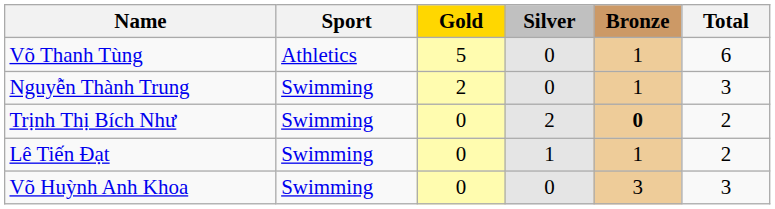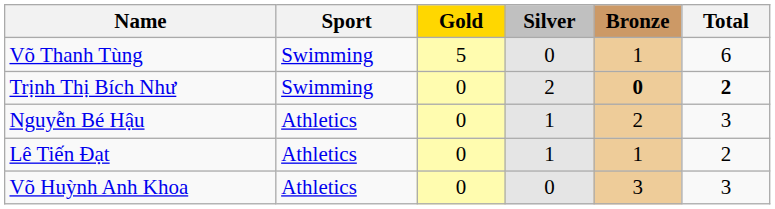(319, 54) Athletics -> (327, 54) Swimming
- row: (100, 87)
(726, 120) normal -> (726, 87) bold
+ row: (77, 120)
(327, 154) Swimming -> (319, 154) Athletics
(327, 187) Swimming -> (319, 187) Athletics
